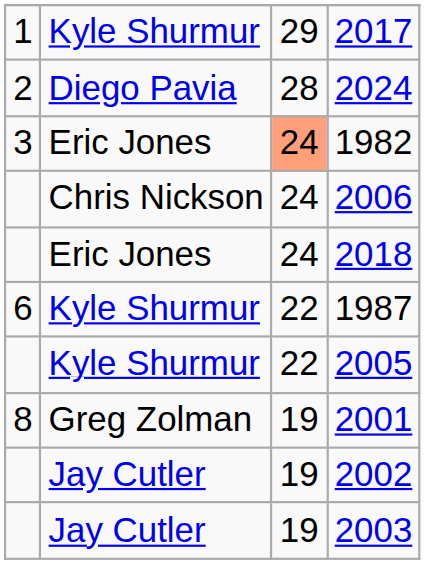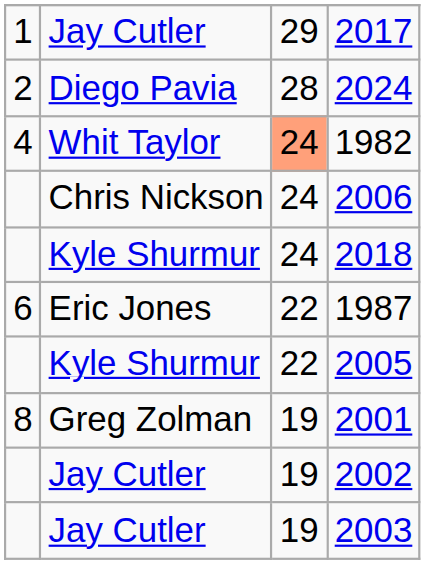(154, 32) Kyle Shurmur -> (127, 32) Jay Cutler
(23, 142) 3 -> (23, 142) 4
(130, 142) Eric Jones -> (135, 142) Whit Taylor
(130, 253) Eric Jones -> (154, 253) Kyle Shurmur
(154, 308) Kyle Shurmur -> (130, 308) Eric Jones
